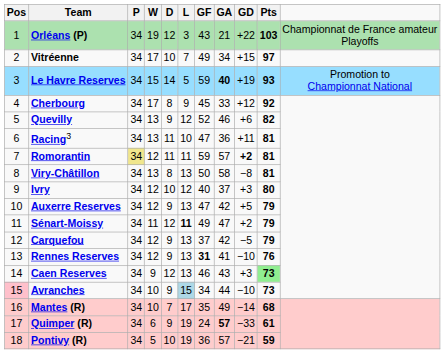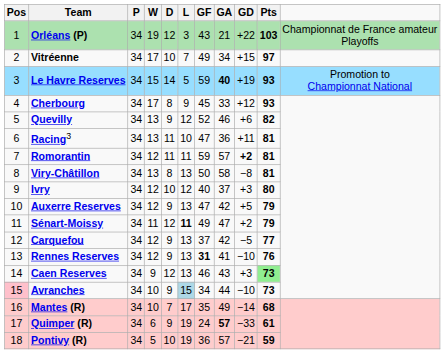(269, 103) 92 -> (269, 103) 93
(136, 156) khaki background -> (136, 156) no background
(269, 240) 79 -> (269, 240) 77
